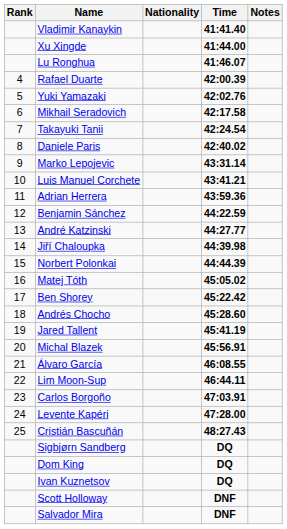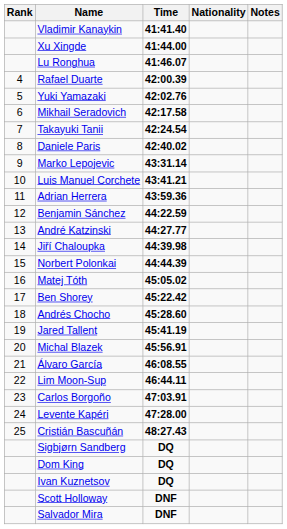columns swapped: (172, 12) <-> (225, 12)
